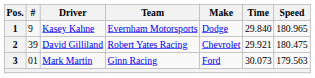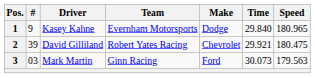(33, 60) 01 -> (33, 60) 03
